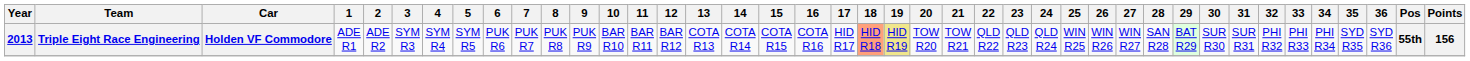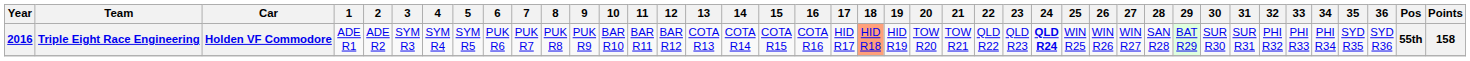(20, 39) 2013 -> (20, 39) 2016
(897, 39) khaki background -> (897, 39) no background
(1046, 39) normal -> (1047, 39) bold
(1445, 39) 156 -> (1445, 39) 158
